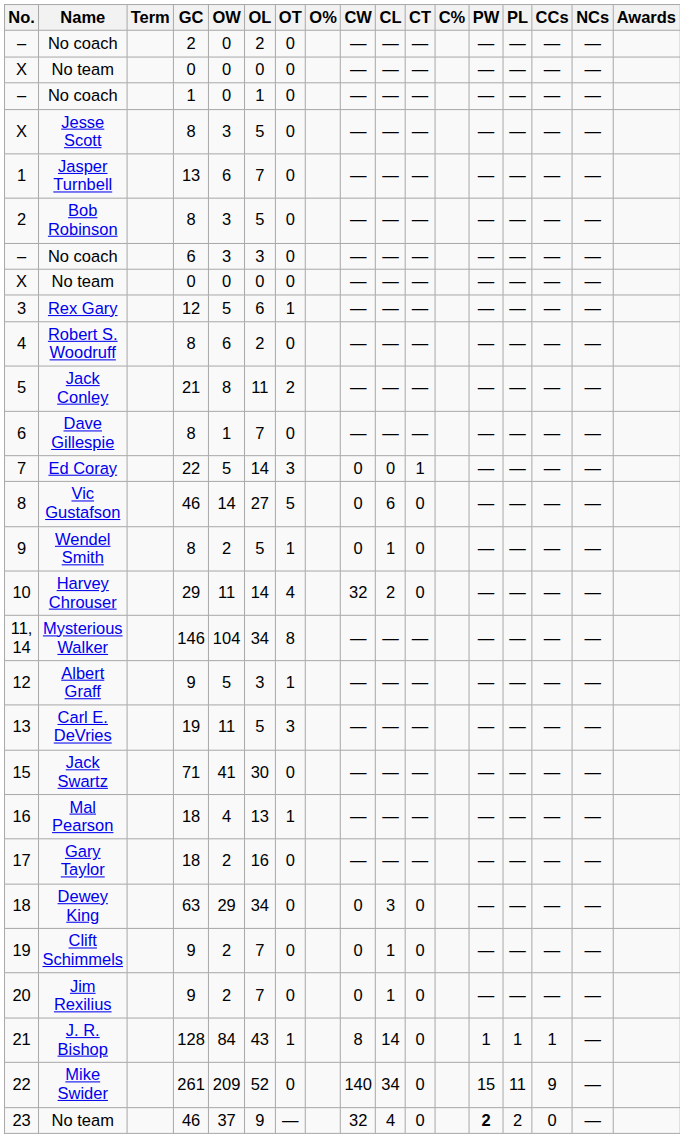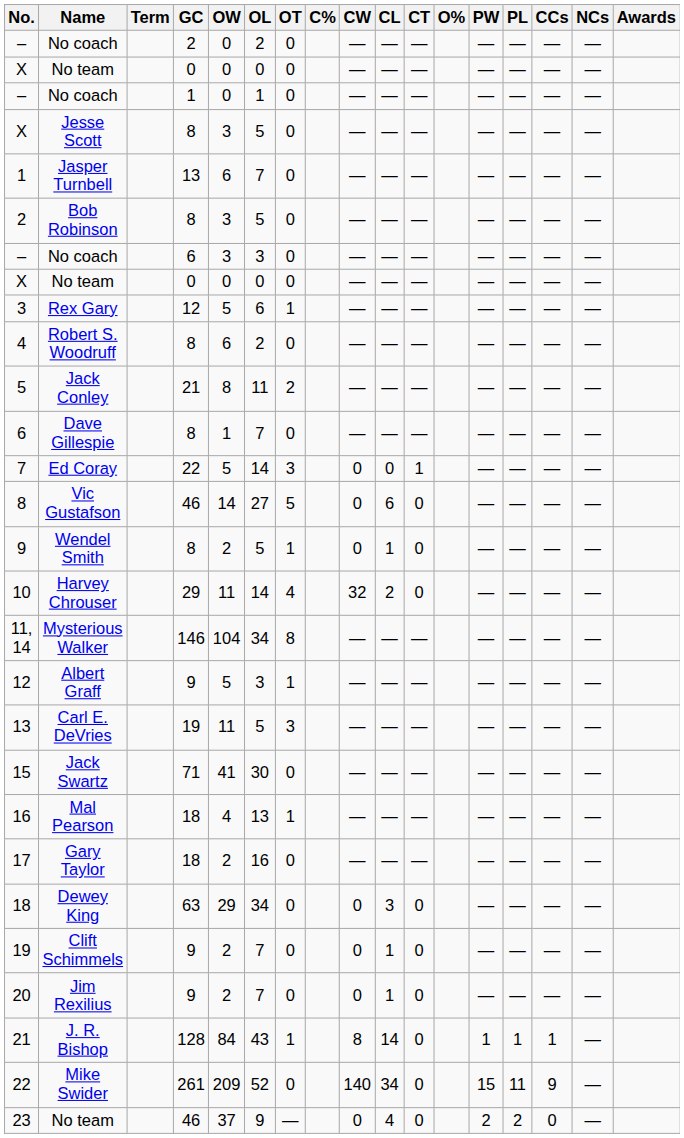columns swapped: (323, 17) <-> (452, 17)
(358, 1120) 32 -> (357, 1120) 0
(486, 1120) bold -> (486, 1120) normal
